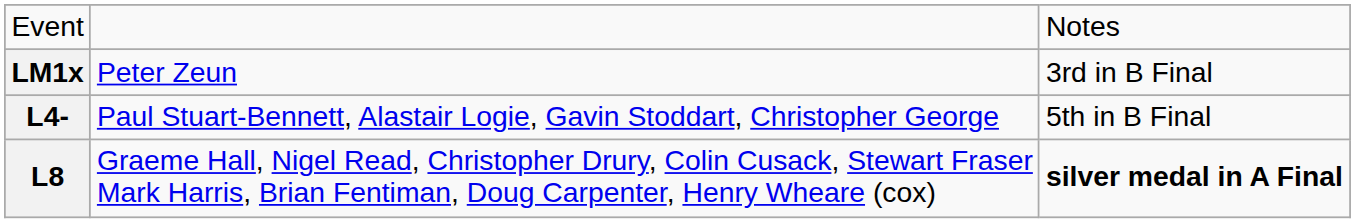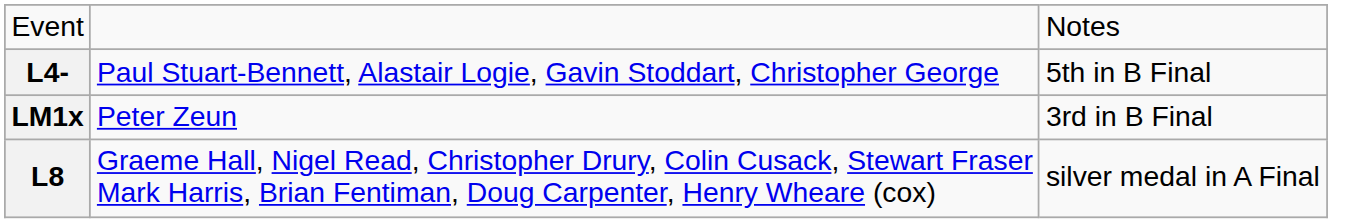rows swapped: (48, 71) <-> (48, 116)
(1194, 177) bold -> (1183, 177) normal
